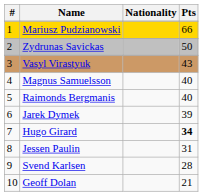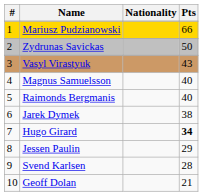(187, 115) 39 -> (187, 115) 38
(187, 149) 31 -> (187, 149) 29
